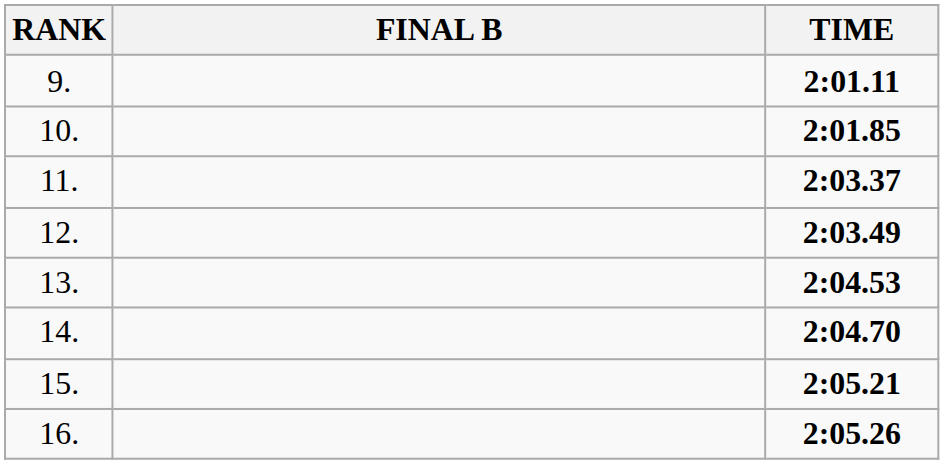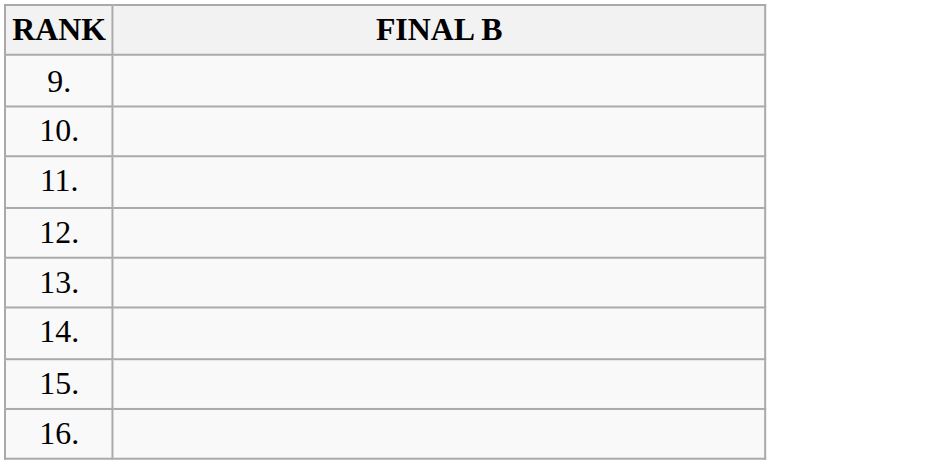- column: (852, 29)
